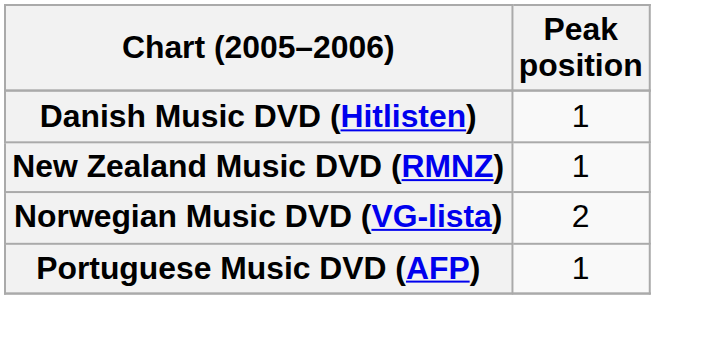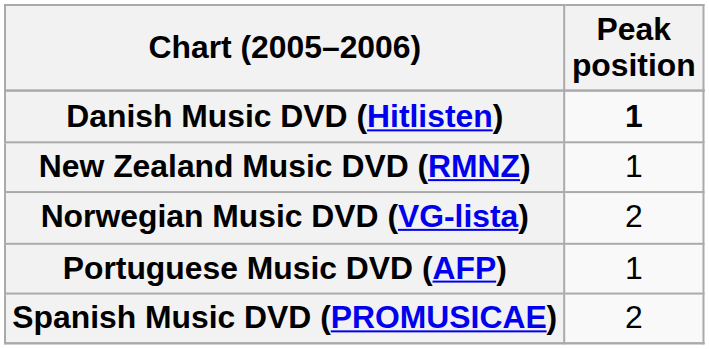(581, 116) normal -> (634, 116) bold
+ row: (285, 318)
